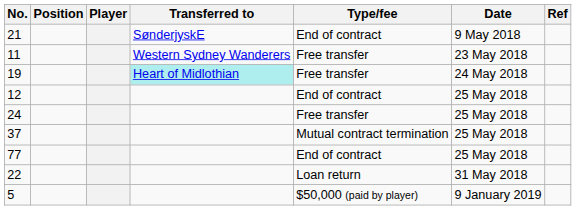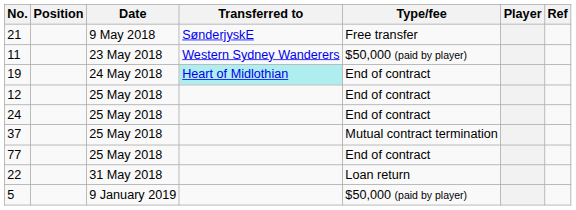columns swapped: (108, 14) <-> (498, 14)
(339, 34) End of contract -> (382, 34) Free transfer
(332, 54) Free transfer -> (406, 54) $50,000 (paid by player)
(332, 74) Free transfer -> (388, 74) End of contract
(332, 114) Free transfer -> (388, 114) End of contract
